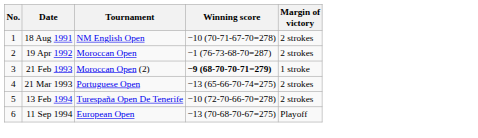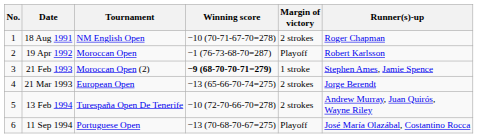+ column: (397, 17)
(297, 53) 2 strokes -> (294, 53) Playoff
(108, 84) Portuguese Open -> (106, 84) European Open
(106, 115) European Open -> (108, 126) Portuguese Open
